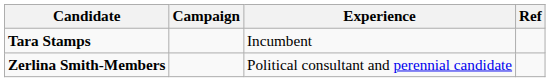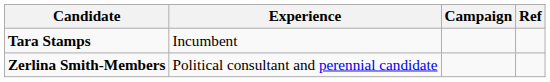columns swapped: (380, 16) <-> (206, 16)
